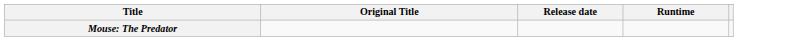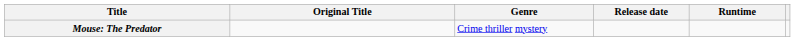+ column: (524, 12)
